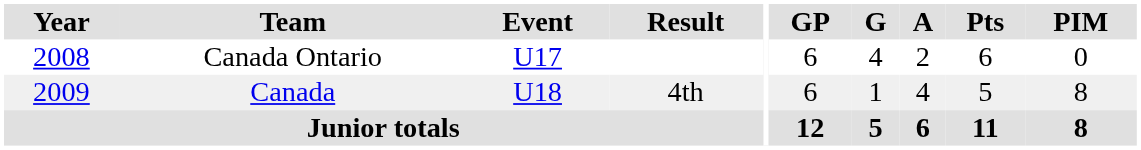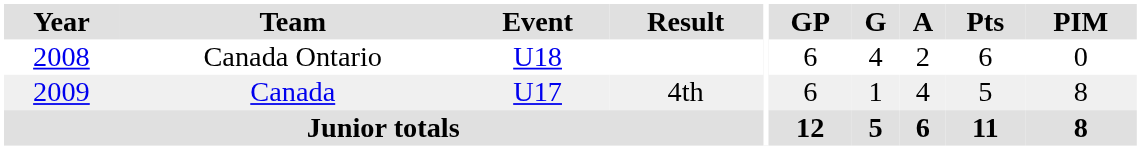(538, 56) U17 -> (538, 56) U18
(538, 92) U18 -> (538, 92) U17
